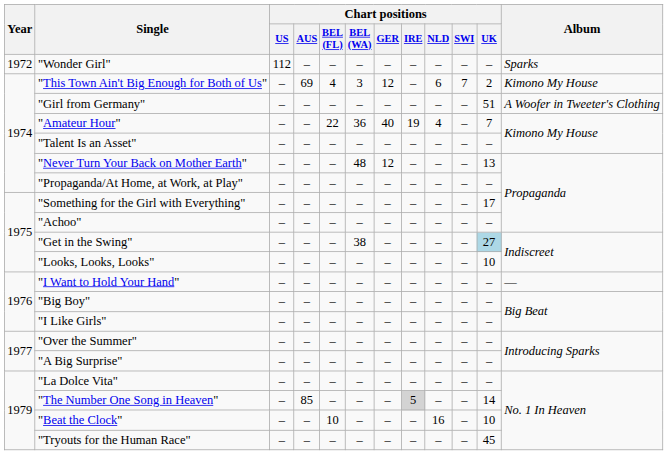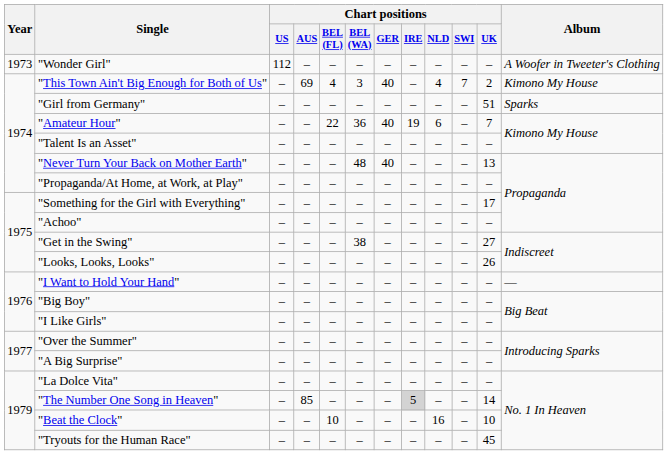(20, 64) 1972 -> (20, 64) 1973
(521, 64) Sparks -> (582, 64) A Woofer in Tweeter's Clothing
(388, 83) 12 -> (388, 83) 40
(438, 83) 6 -> (438, 83) 4
(582, 103) A Woofer in Tweeter's Clothing -> (521, 103) Sparks
(438, 123) 4 -> (438, 123) 6
(388, 163) 12 -> (388, 163) 40
(489, 242) lightblue background -> (489, 242) no background
(489, 261) 10 -> (489, 261) 26
